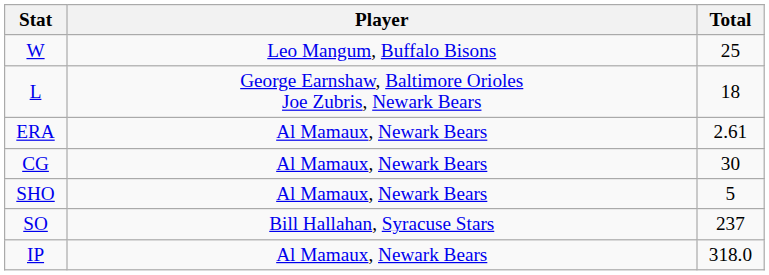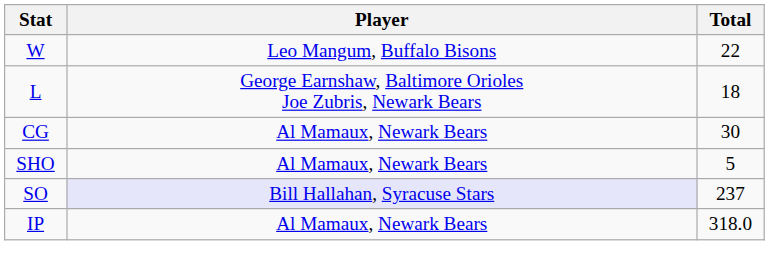(730, 50) 25 -> (730, 50) 22
- row: (36, 132)
(382, 224) no background -> (382, 193) lavender background
